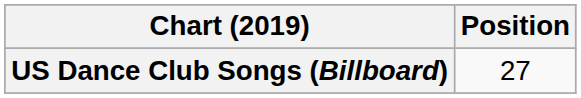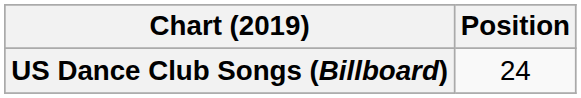(515, 70) 27 -> (515, 70) 24
